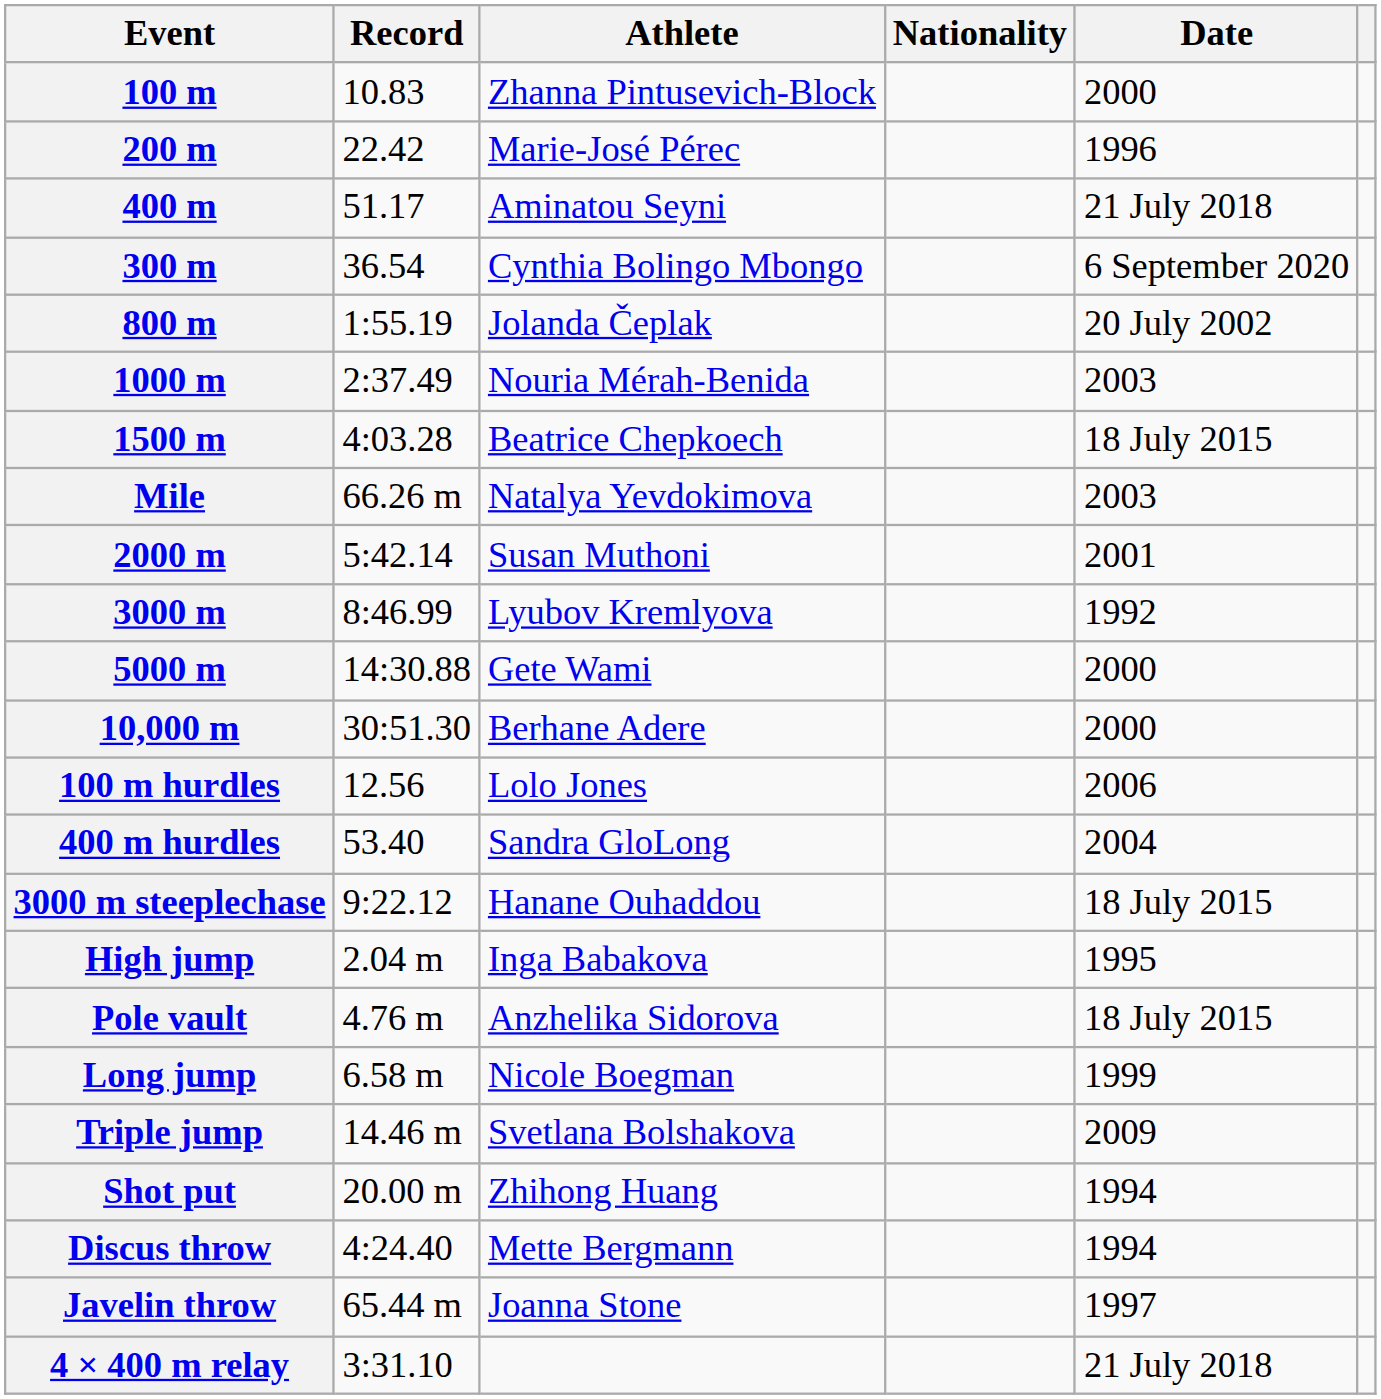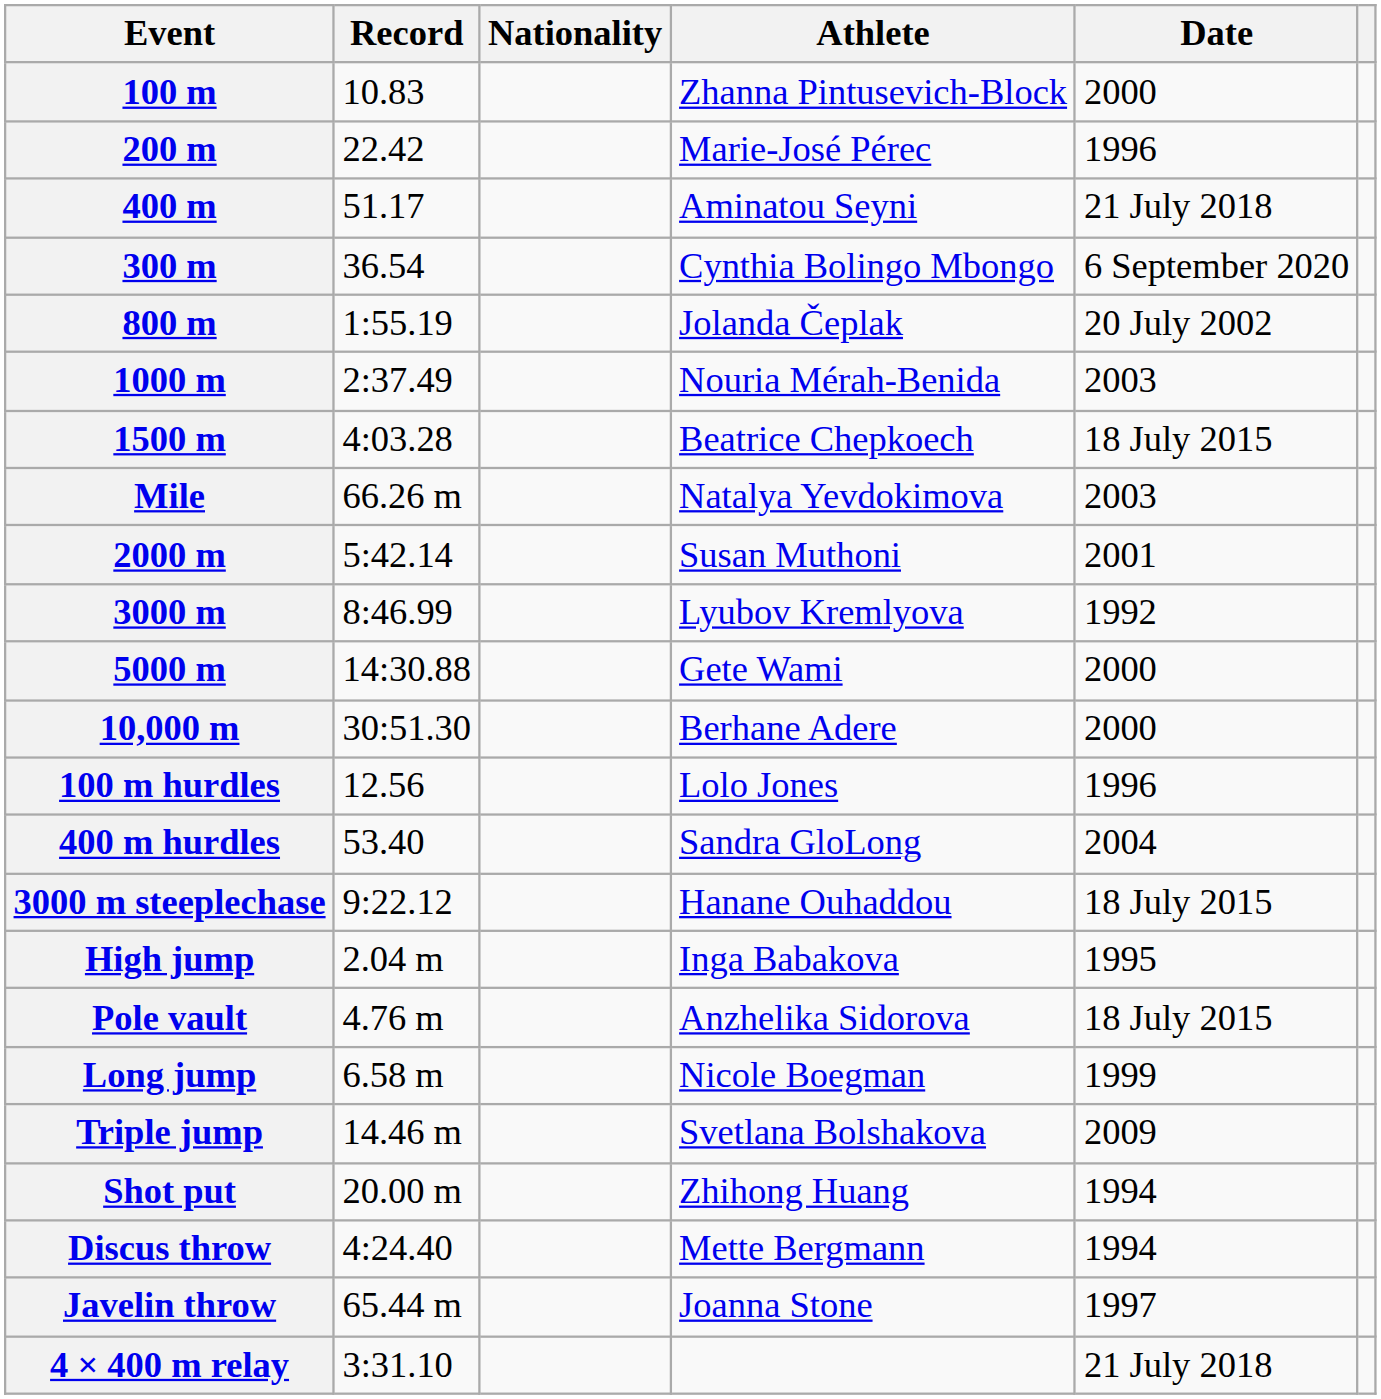columns swapped: (682, 33) <-> (980, 33)
(1120, 785) 2006 -> (1120, 785) 1996
